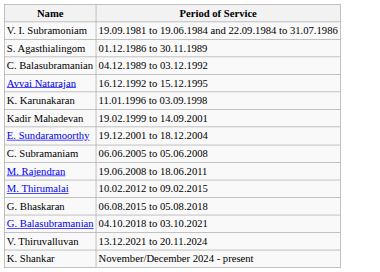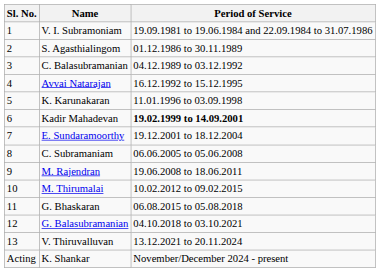+ column: (22, 13)
(153, 118) normal -> (188, 118) bold
